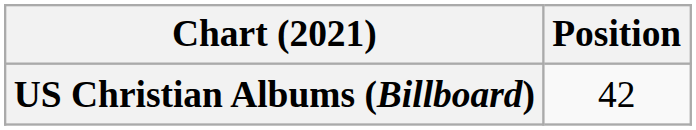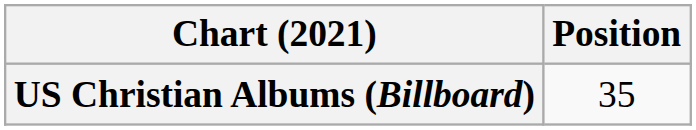(617, 93) 42 -> (617, 93) 35
